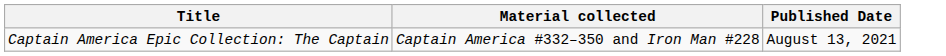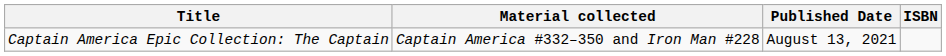+ column: (921, 16)
